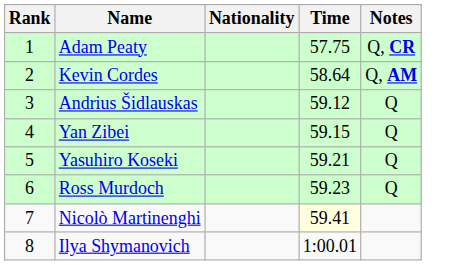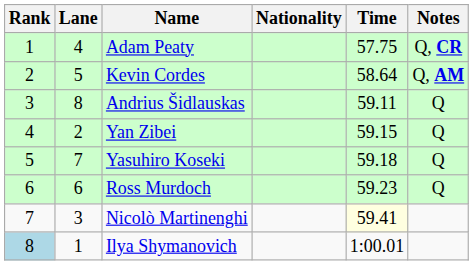+ column: (78, 18)
(330, 103) 59.12 -> (377, 103) 59.11
(330, 160) 59.21 -> (377, 160) 59.18
(30, 246) no background -> (30, 246) lightblue background
